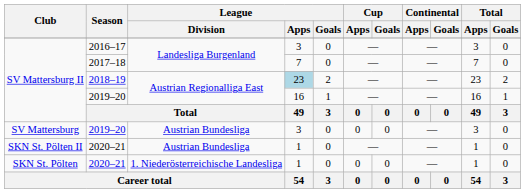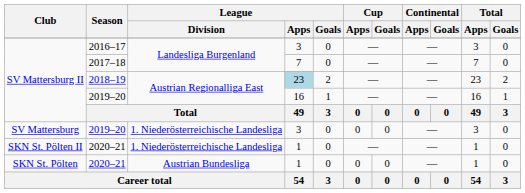(206, 130) Austrian Bundesliga -> (206, 130) 1. Niederösterreichische Landesliga
(206, 146) Austrian Bundesliga -> (206, 146) 1. Niederösterreichische Landesliga
(206, 163) 1. Niederösterreichische Landesliga -> (206, 163) Austrian Bundesliga
